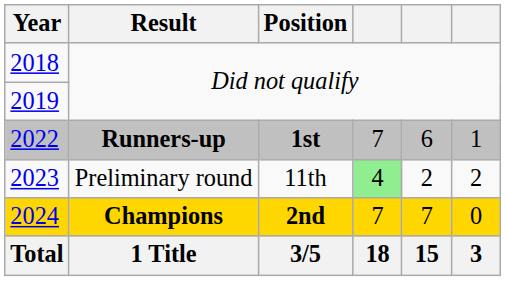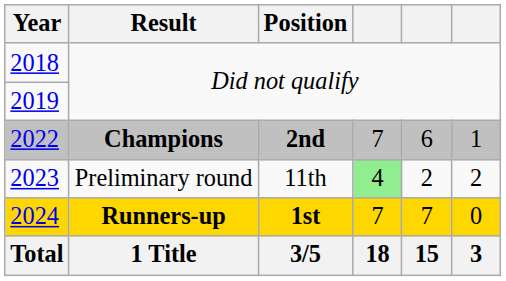(164, 139) Runners-up -> (164, 139) Champions
(306, 139) 1st -> (305, 139) 2nd
(164, 216) Champions -> (164, 216) Runners-up
(305, 216) 2nd -> (306, 216) 1st
